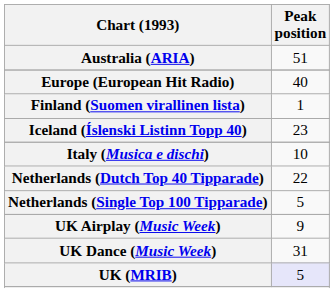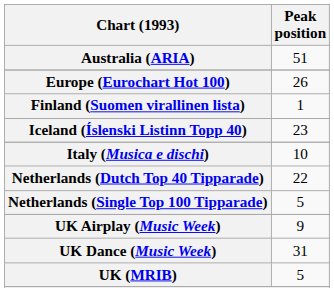+ row: (138, 81)
- row: (138, 81)
(300, 274) lavender background -> (300, 274) no background
